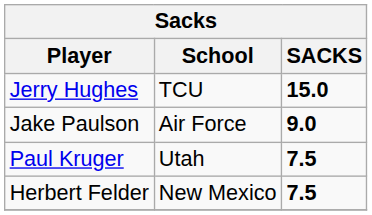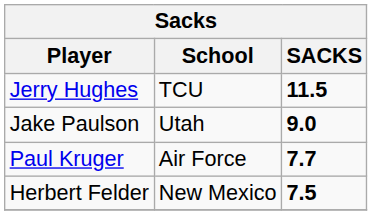(307, 90) 15.0 -> (307, 90) 11.5
(203, 124) Air Force -> (182, 124) Utah
(182, 158) Utah -> (203, 158) Air Force
(301, 158) 7.5 -> (301, 158) 7.7
